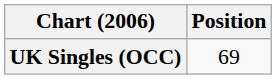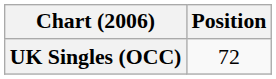(229, 56) 69 -> (229, 56) 72
